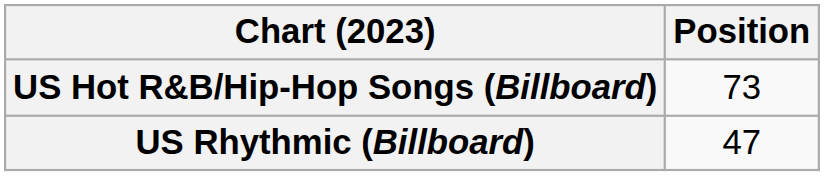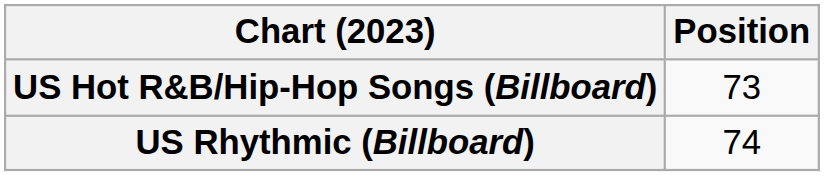(742, 142) 47 -> (742, 142) 74
